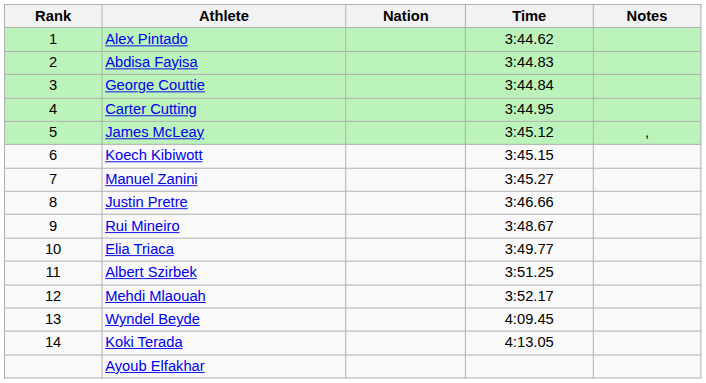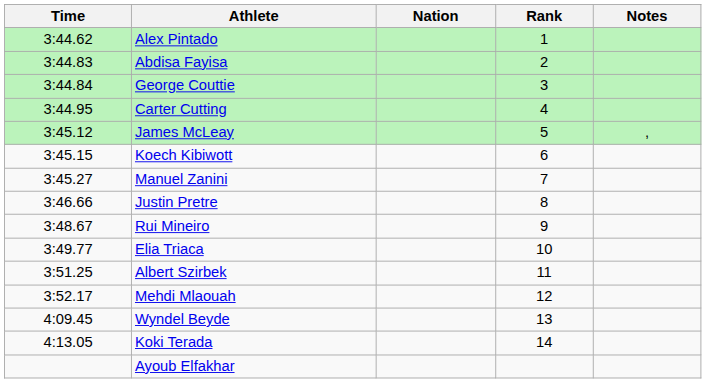columns swapped: (53, 16) <-> (529, 16)
